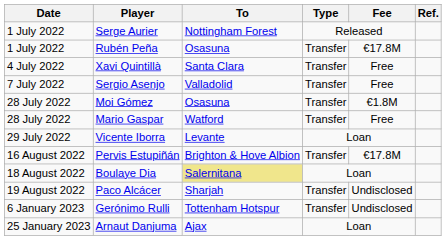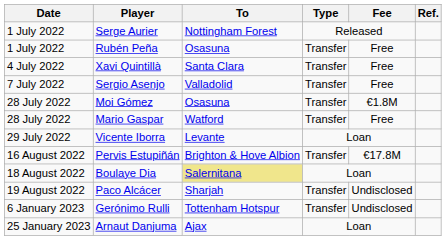(382, 48) €17.8M -> (382, 48) Free
